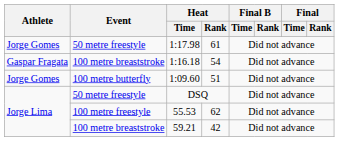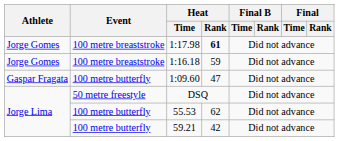(109, 45) 50 metre freestyle -> (119, 45) 100 metre breaststroke
(215, 45) normal -> (215, 45) bold
(37, 62) Gaspar Fragata -> (33, 62) Jorge Gomes
(215, 62) 54 -> (215, 62) 59
(33, 78) Jorge Gomes -> (37, 78) Gaspar Fragata
(215, 78) 51 -> (215, 78) 47
(112, 112) 100 metre freestyle -> (112, 112) 100 metre butterfly
(119, 128) 100 metre breaststroke -> (112, 128) 100 metre butterfly
